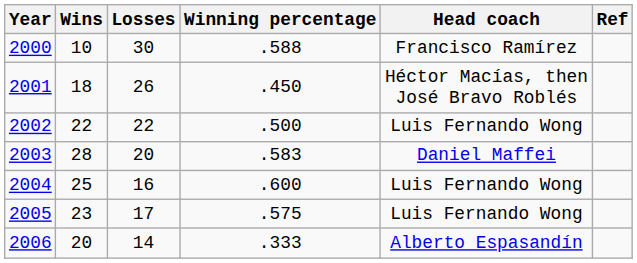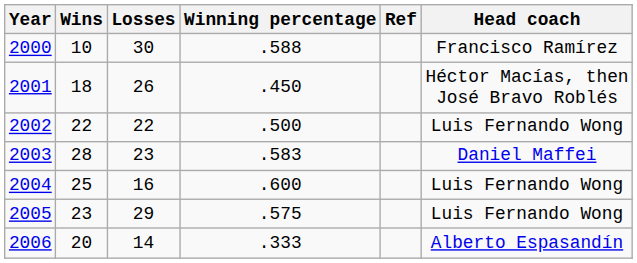columns swapped: (486, 19) <-> (612, 19)
(143, 156) 20 -> (143, 156) 23
(143, 214) 17 -> (143, 214) 29
